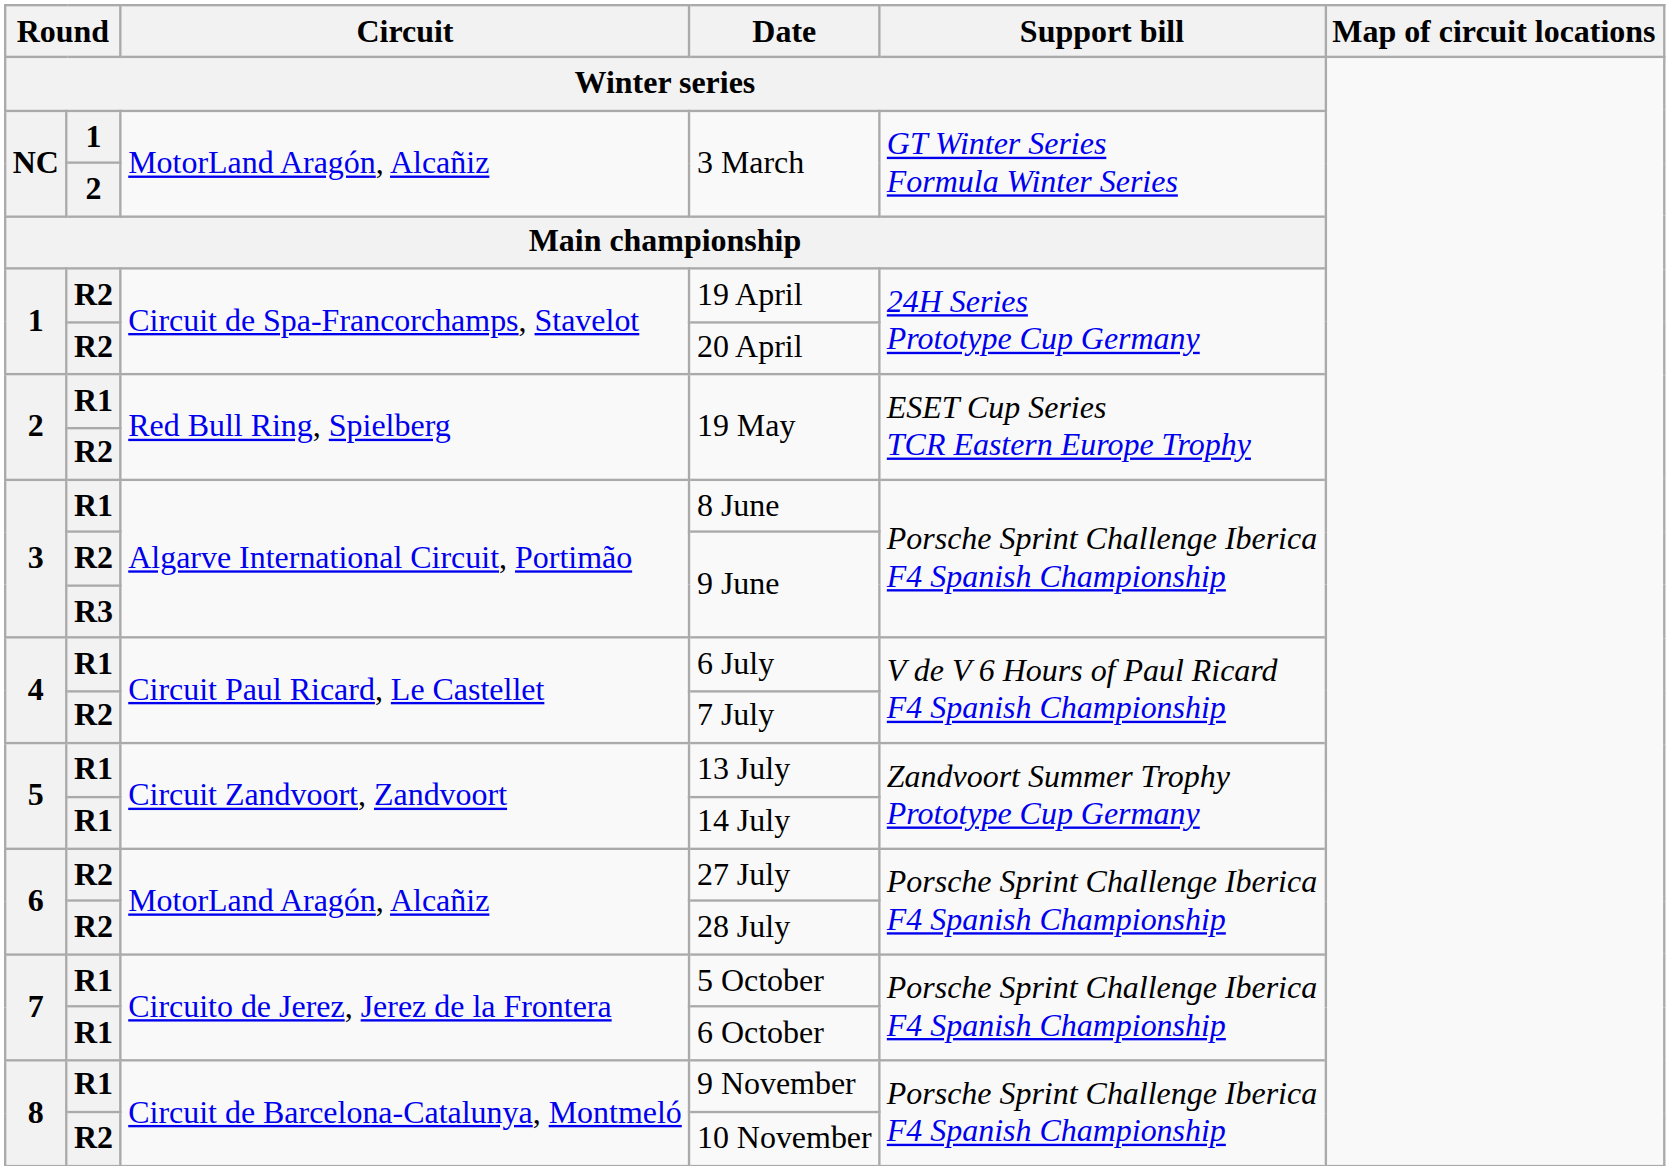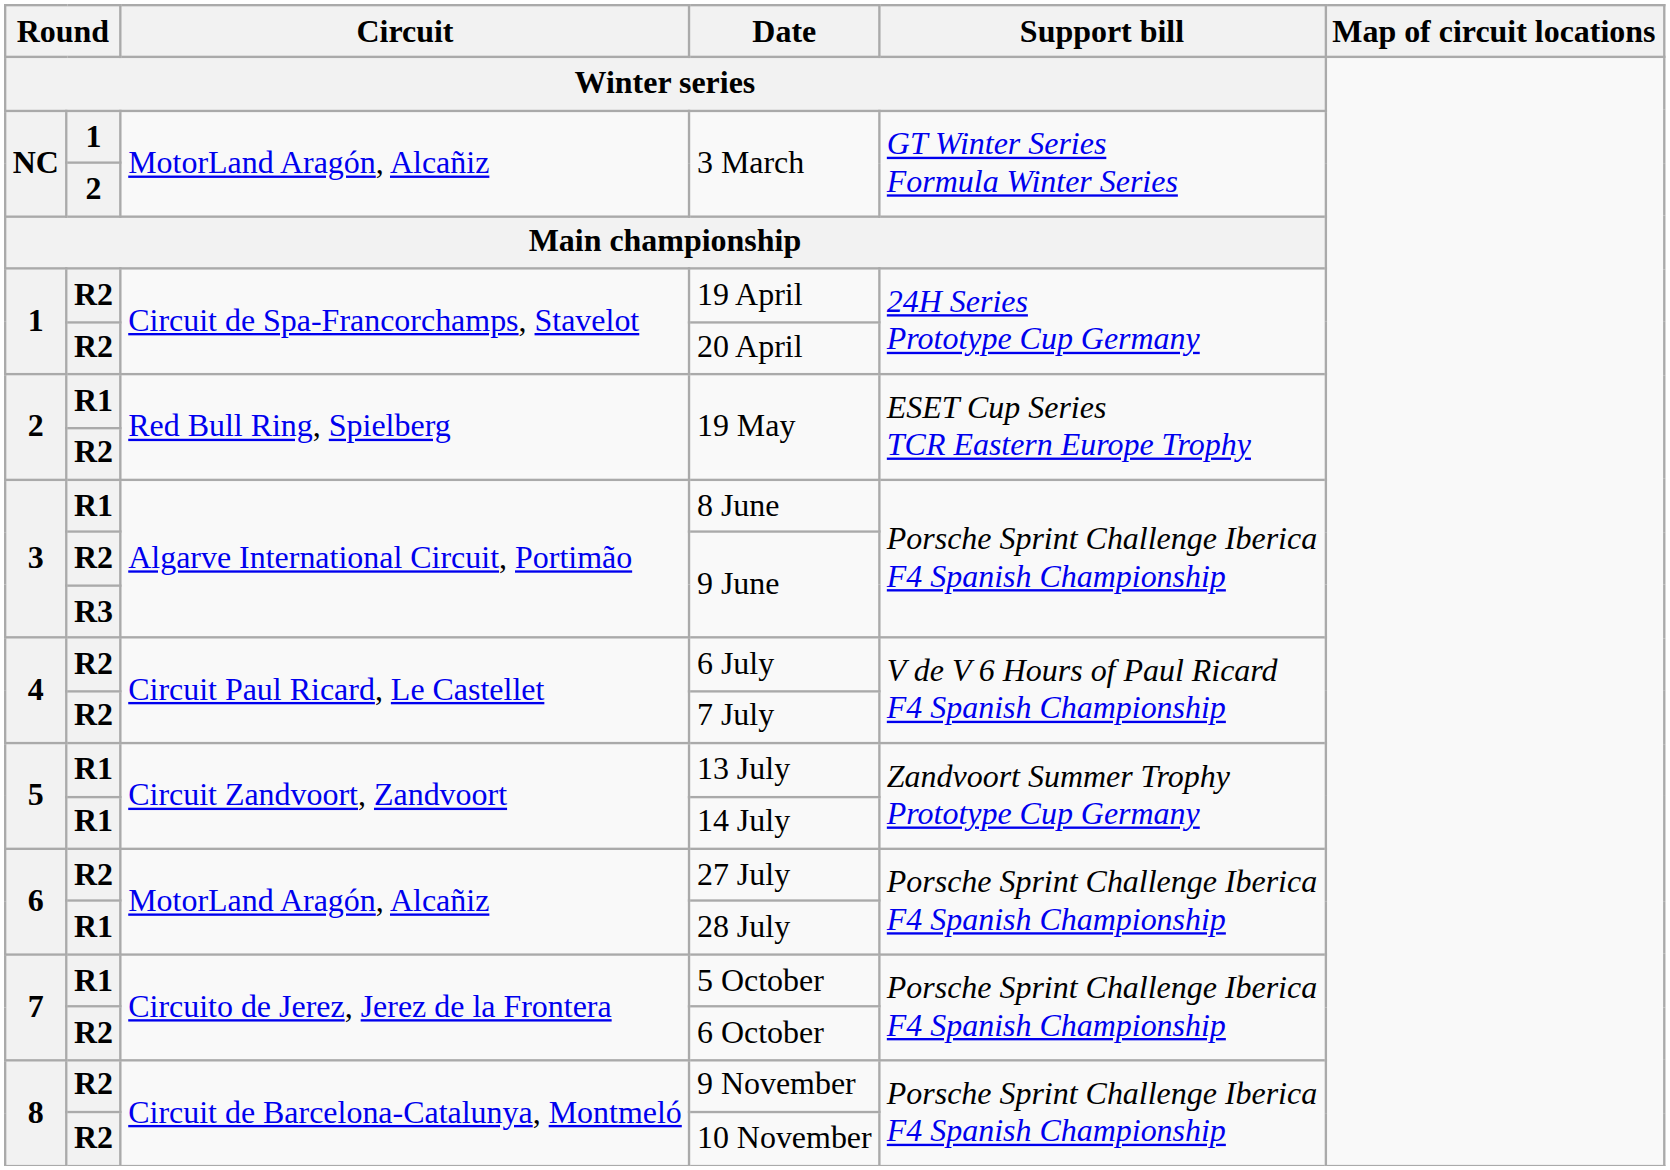(94, 663) R1 -> (94, 663) R2
(94, 926) R2 -> (94, 926) R1
(94, 1032) R1 -> (94, 1032) R2
(94, 1085) R1 -> (94, 1085) R2
